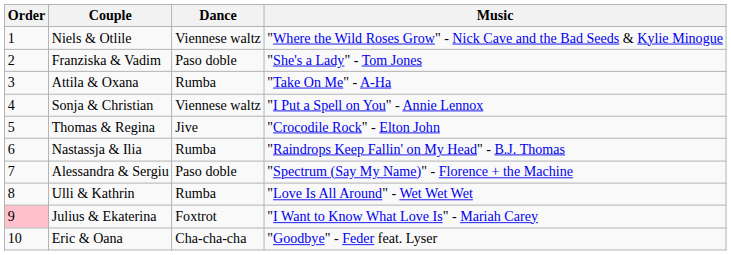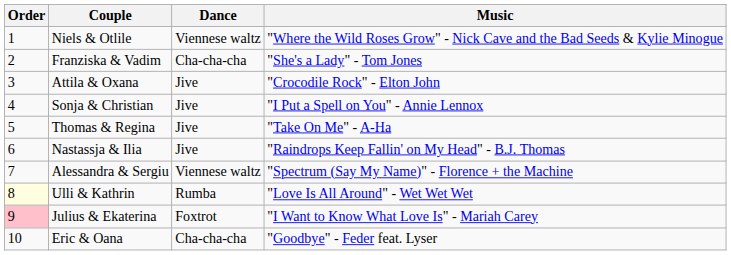(206, 60) Paso doble -> (211, 60) Cha-cha-cha
(196, 82) Rumba -> (187, 82) Jive
(329, 82) "Take On Me" - A-Ha -> (354, 82) "Crocodile Rock" - Elton John
(218, 104) Viennese waltz -> (187, 104) Jive
(354, 127) "Crocodile Rock" - Elton John -> (329, 127) "Take On Me" - A-Ha
(196, 149) Rumba -> (187, 149) Jive
(206, 171) Paso doble -> (218, 171) Viennese waltz
(11, 194) no background -> (11, 194) lightyellow background
